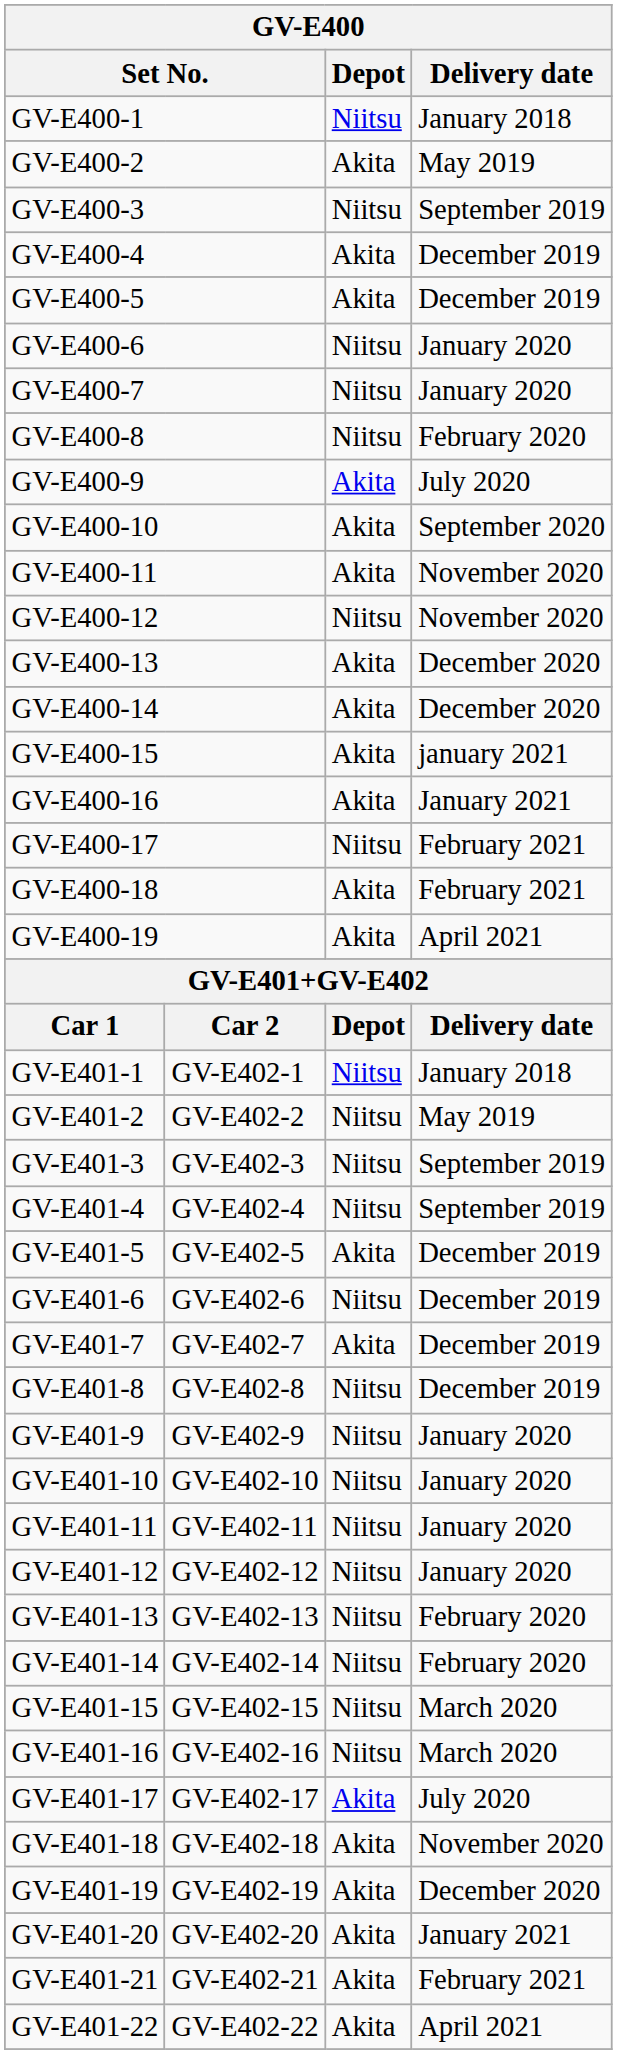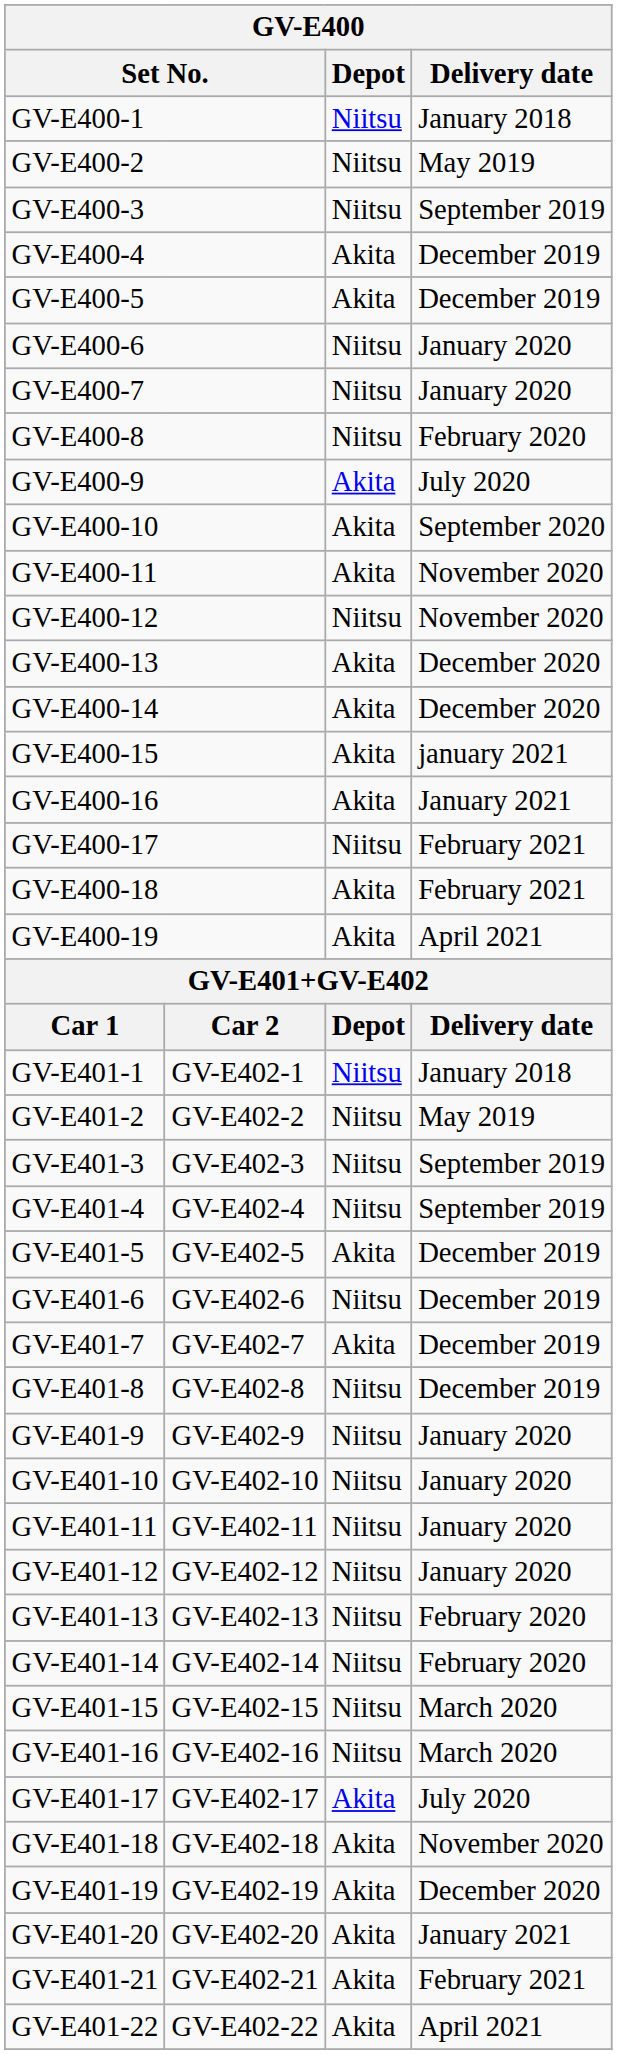(364, 163) Akita -> (367, 163) Niitsu
